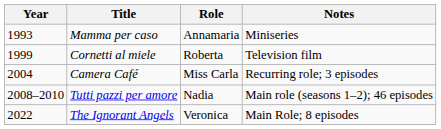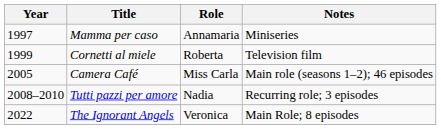(20, 34) 1993 -> (20, 34) 1997
(20, 74) 2004 -> (20, 74) 2005
(312, 74) Recurring role; 3 episodes -> (339, 74) Main role (seasons 1–2); 46 episodes
(339, 94) Main role (seasons 1–2); 46 episodes -> (312, 94) Recurring role; 3 episodes
